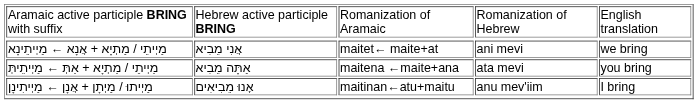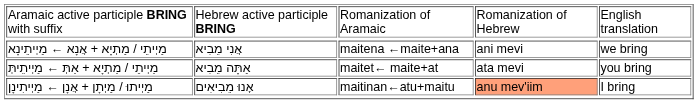(389, 49) maitet← maite+at -> (399, 49) maitena ←maite+ana
(399, 68) maitena ←maite+ana -> (389, 68) maitet← maite+at
(510, 86) no background -> (510, 86) lightsalmon background
